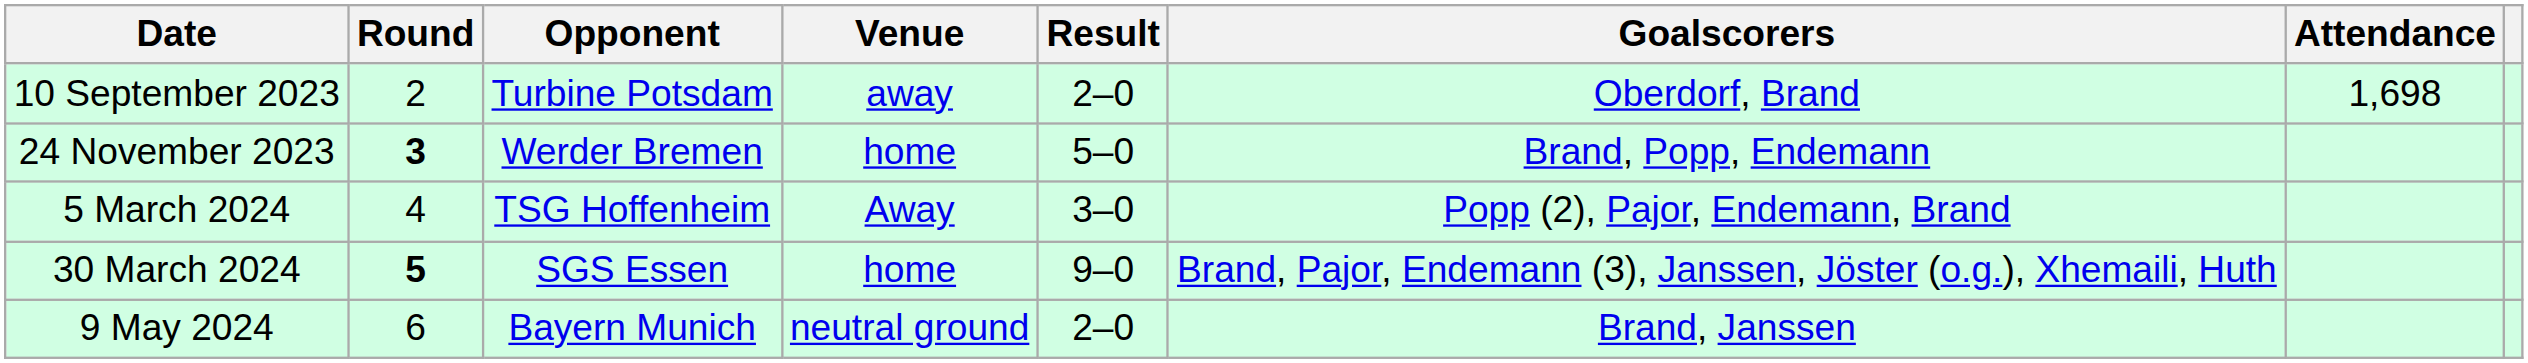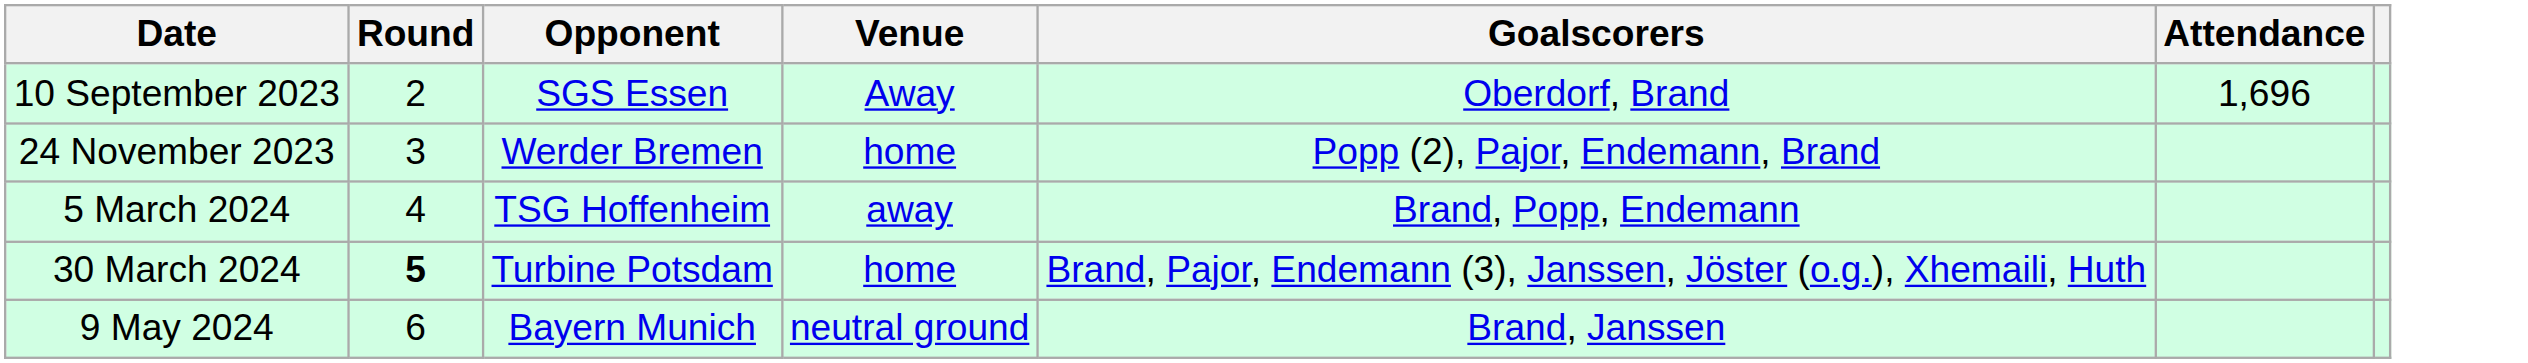- column: (1103, 33)
(632, 92) Turbine Potsdam -> (632, 92) SGS Essen
(910, 92) away -> (910, 92) Away
(2395, 92) 1,698 -> (2264, 92) 1,696
(416, 151) bold -> (416, 151) normal
(1727, 151) Brand, Popp, Endemann -> (1596, 151) Popp (2), Pajor, Endemann, Brand
(910, 210) Away -> (910, 210) away
(1727, 210) Popp (2), Pajor, Endemann, Brand -> (1596, 210) Brand, Popp, Endemann
(632, 269) SGS Essen -> (632, 269) Turbine Potsdam
